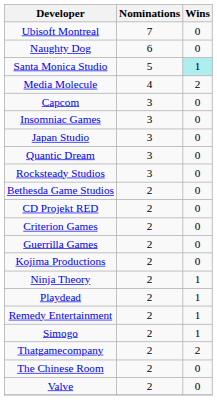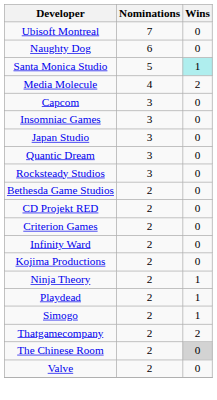- row: (60, 244)
+ row: (60, 244)
- row: (60, 315)
(198, 368) no background -> (198, 350) lightgrey background
